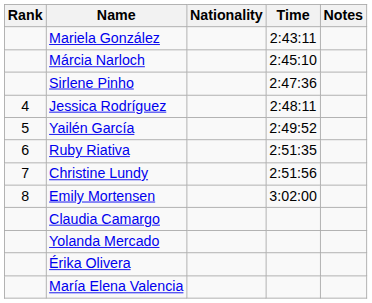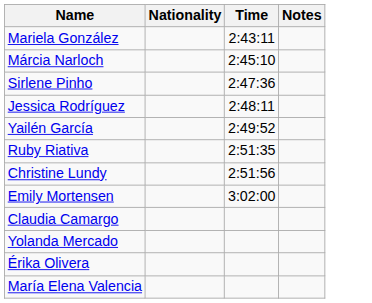- column: (25, 15)
